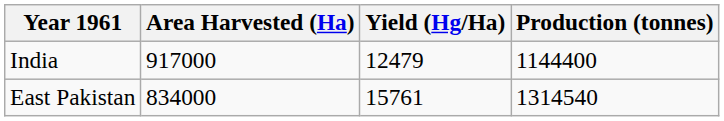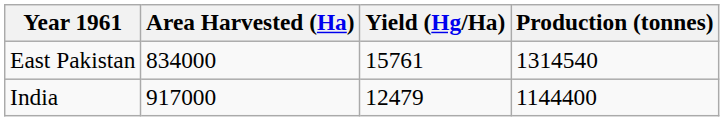rows swapped: (73, 97) <-> (34, 60)
